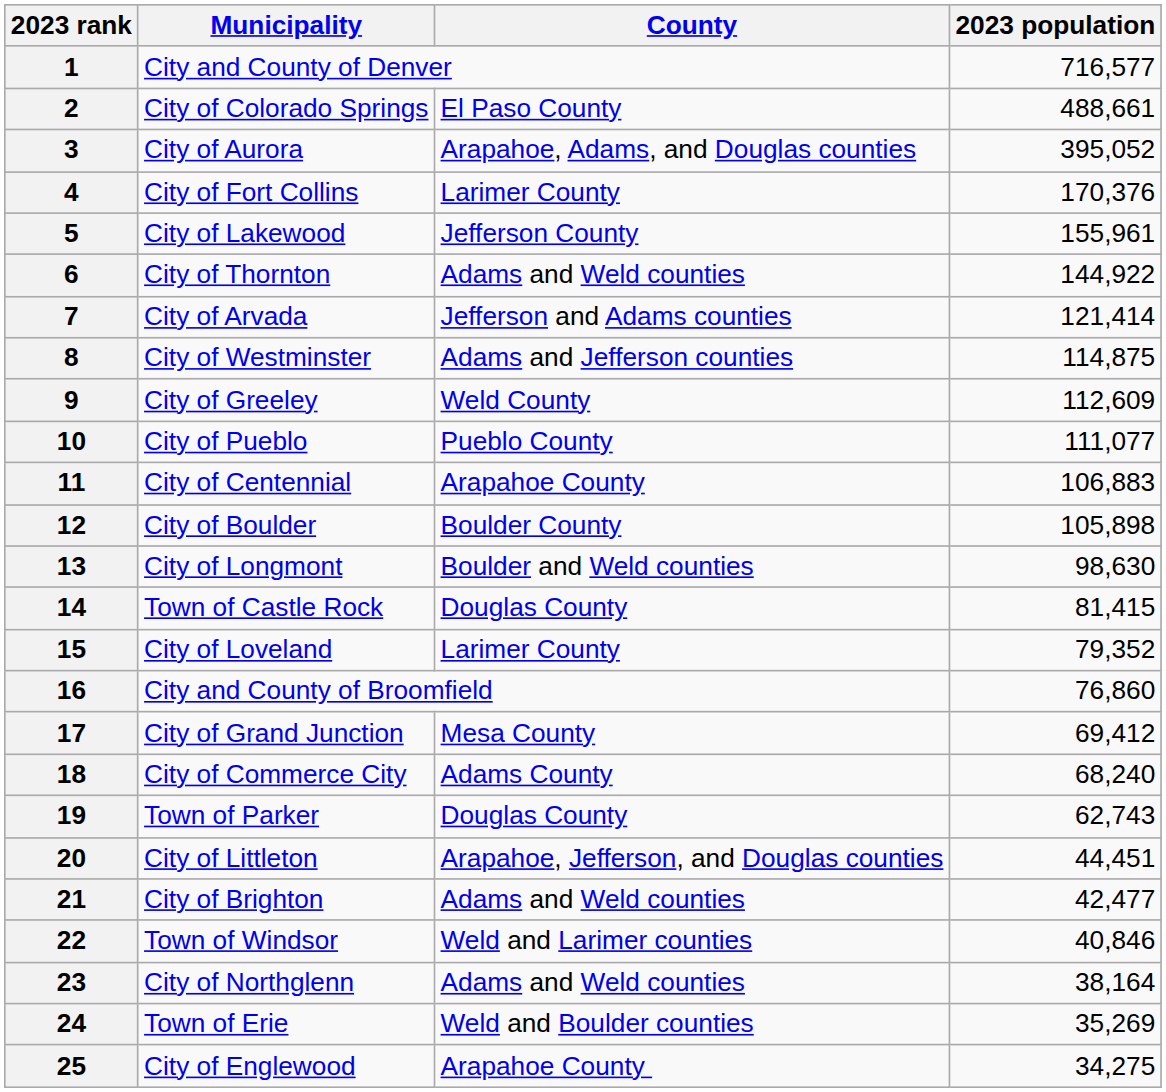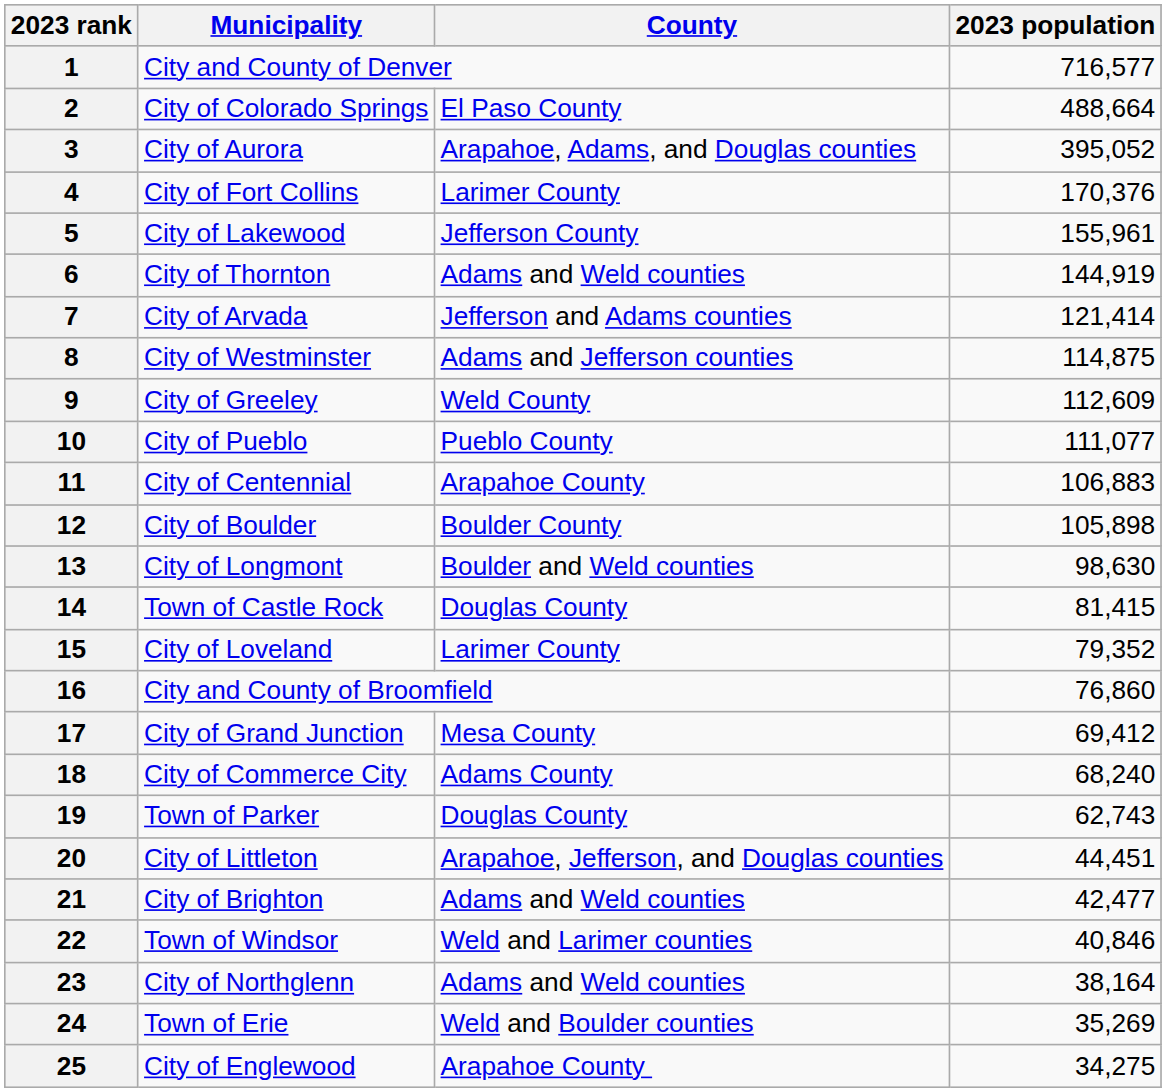(1108, 108) 488,661 -> (1108, 108) 488,664
(1108, 274) 144,922 -> (1108, 274) 144,919
